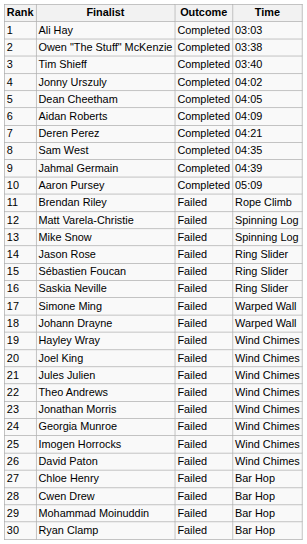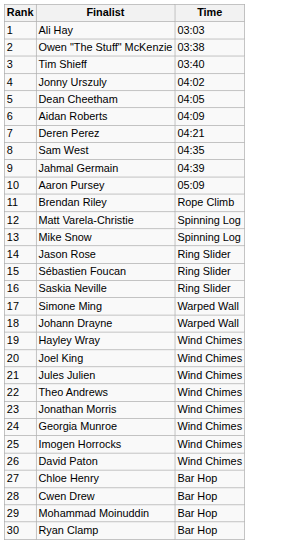- column: (204, 13)
